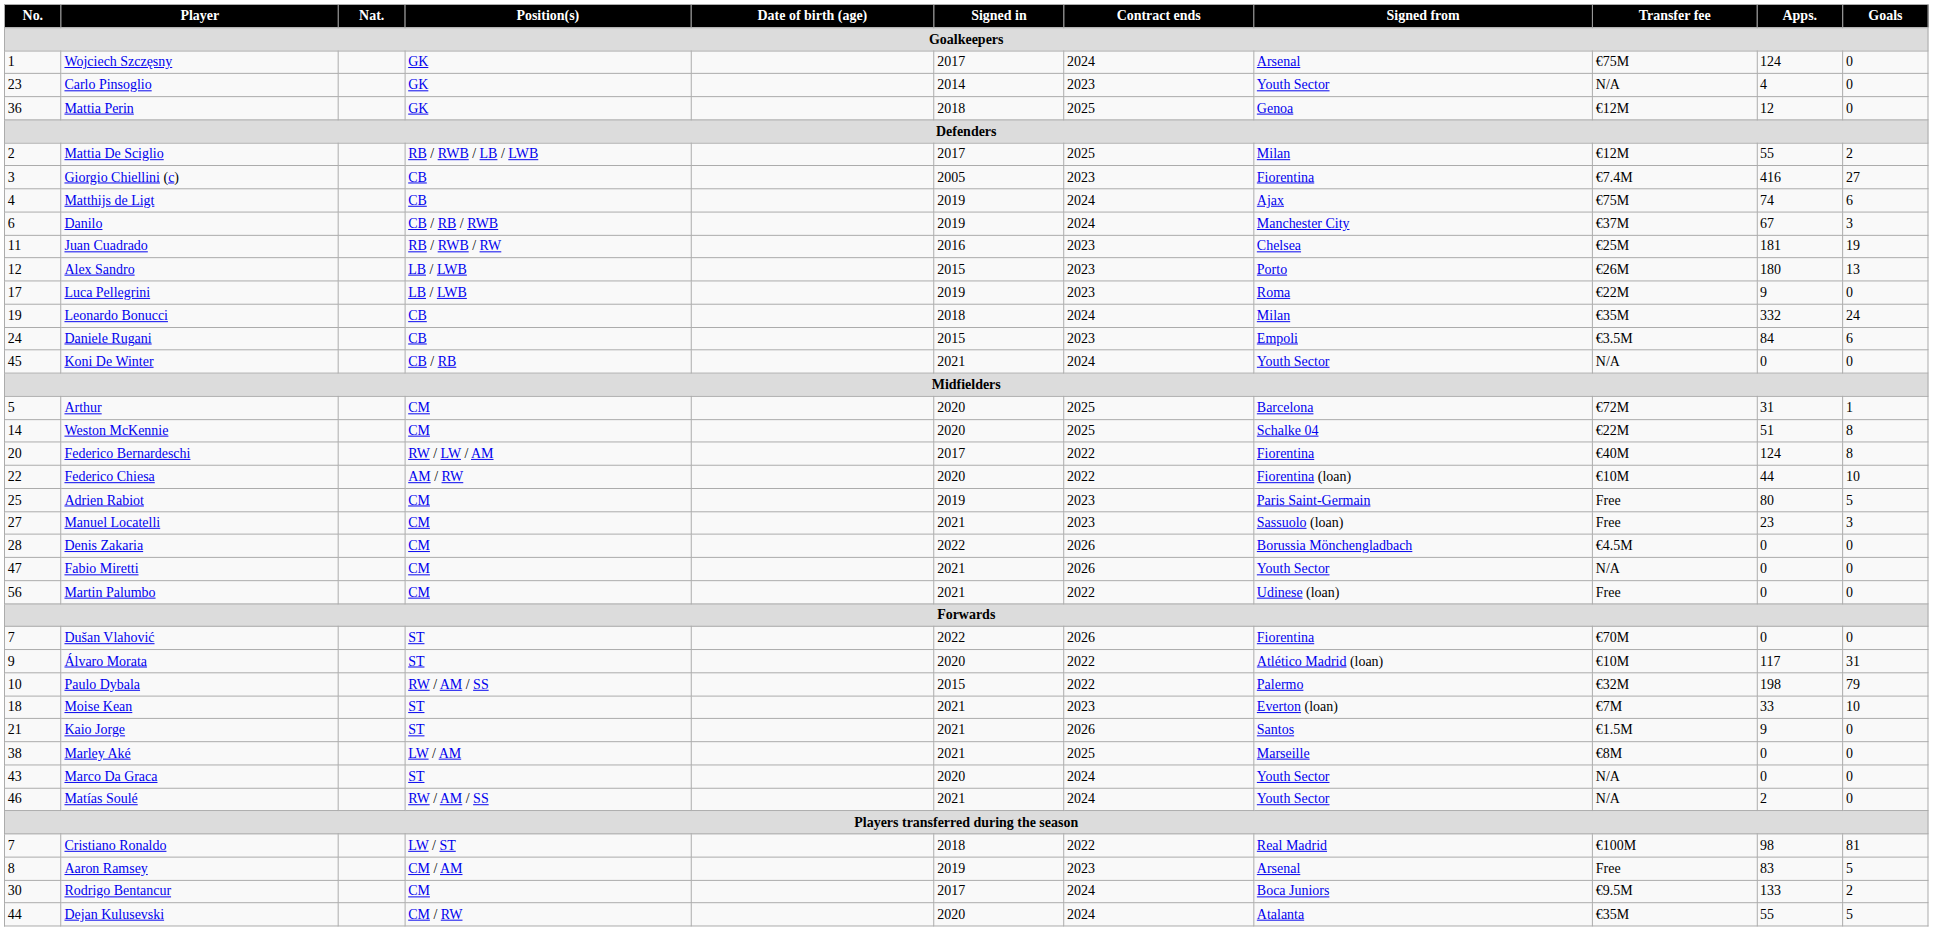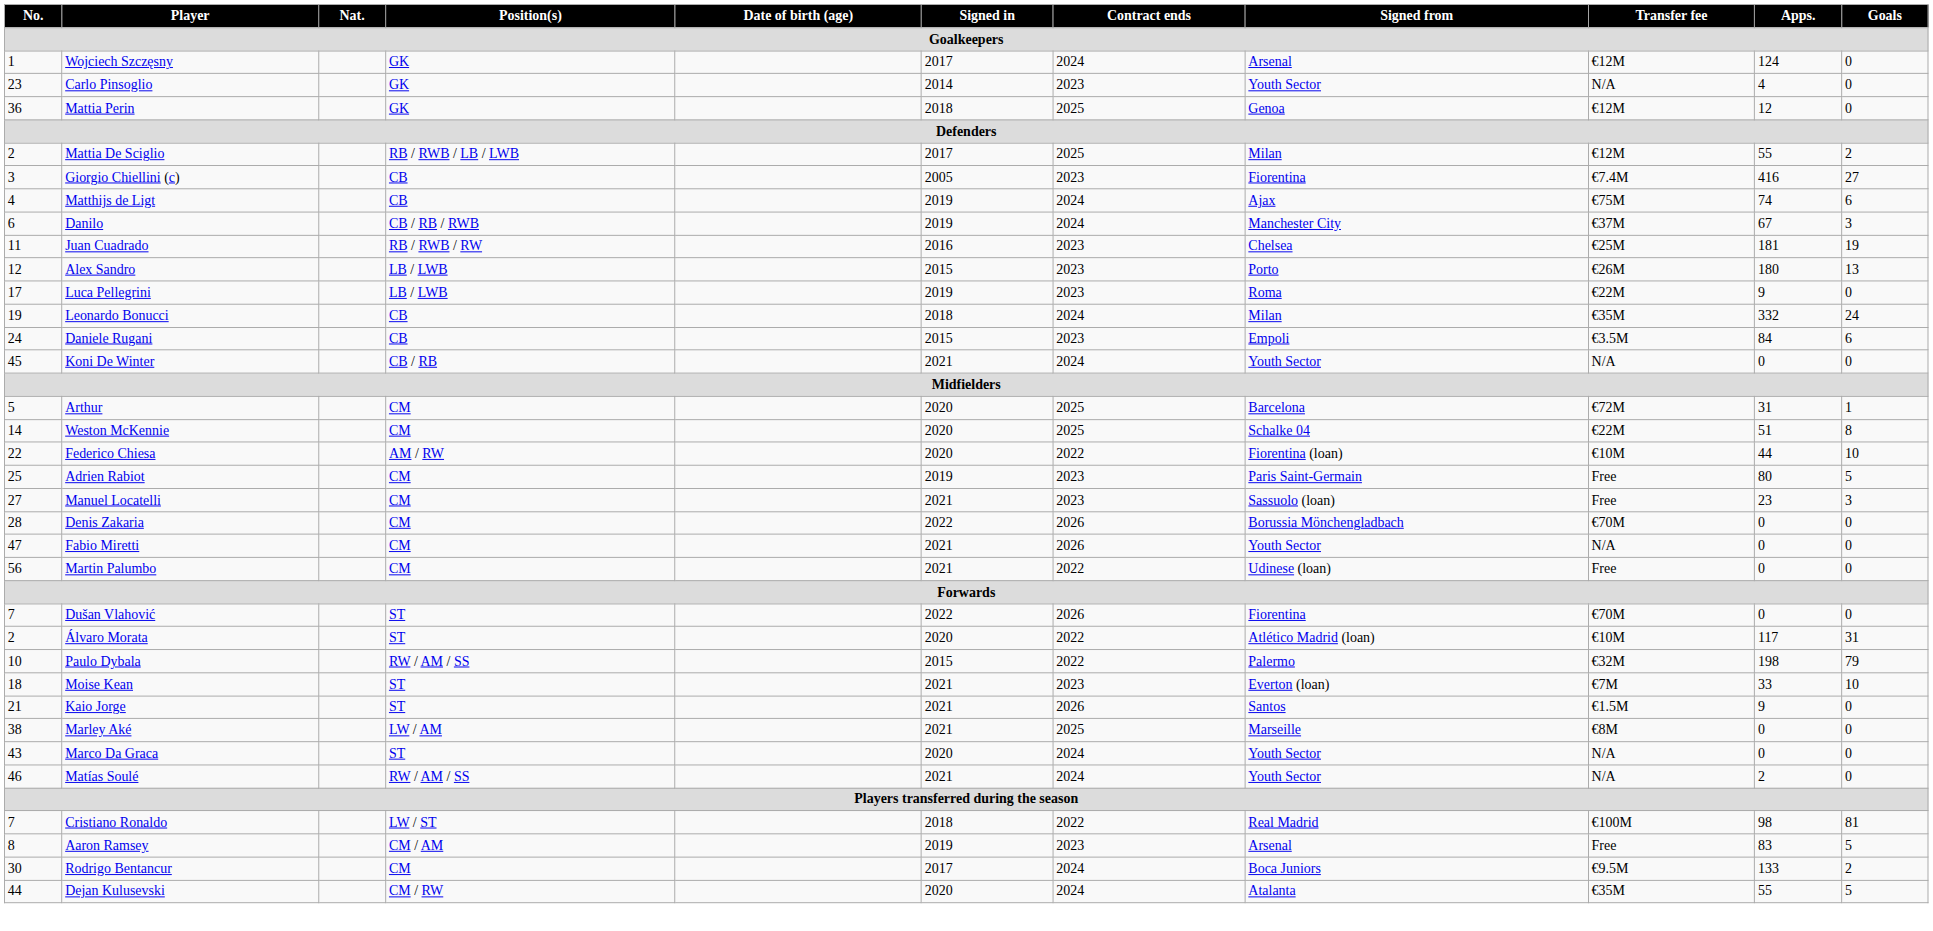(1613, 62) €75M -> (1608, 62) €12M
- row: (127, 454)
(1614, 546) €4.5M -> (1608, 523) €70M
(11, 661) 9 -> (11, 638) 2
